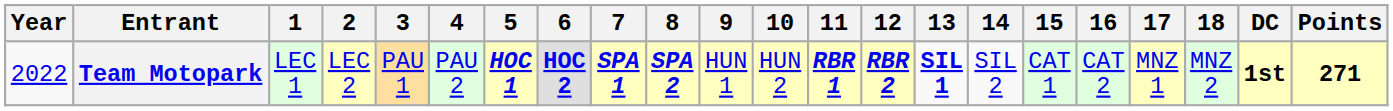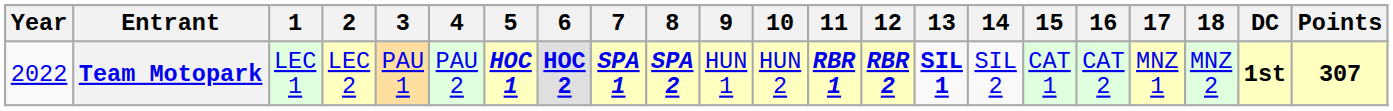(1340, 74) 271 -> (1340, 74) 307
